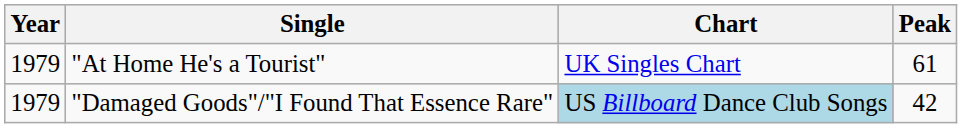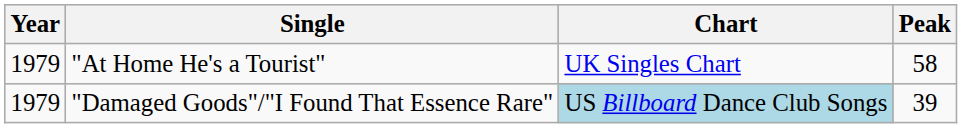(925, 63) 61 -> (925, 63) 58
(925, 102) 42 -> (925, 102) 39
